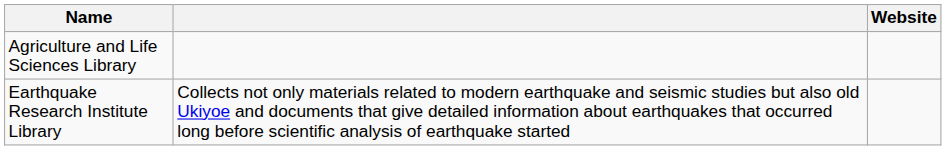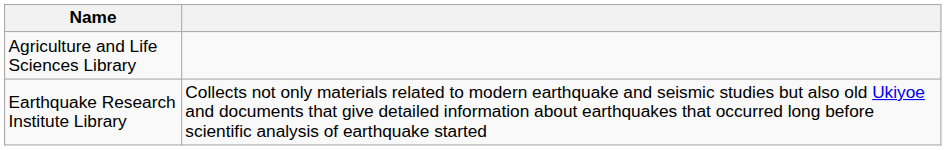- column: (904, 18)
